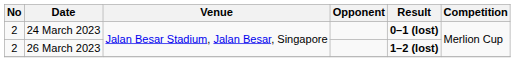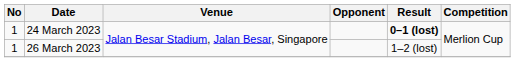(14, 30) 2 -> (14, 30) 1
(14, 48) 2 -> (14, 48) 1
(414, 48) bold -> (414, 48) normal
